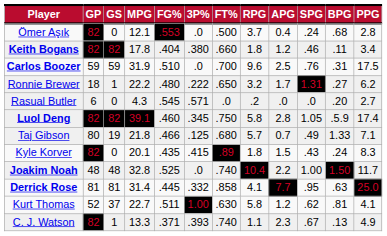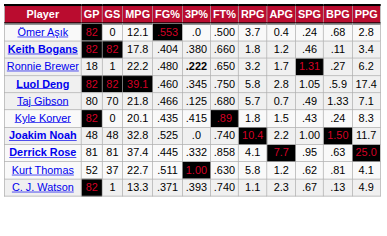- row: (44, 66)
(198, 84) normal -> (196, 66) bold
- row: (44, 101)
(114, 135) 19 -> (112, 101) 70
(139, 187) 31.4 -> (138, 153) 37.4
